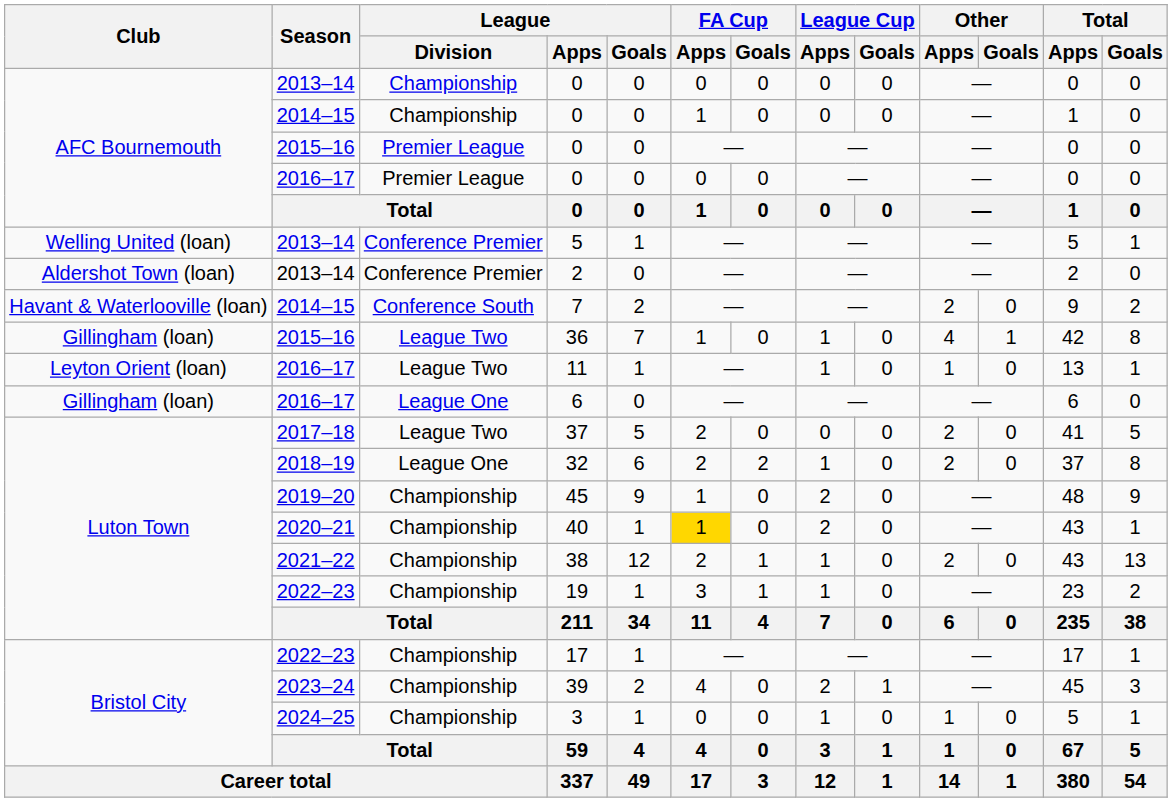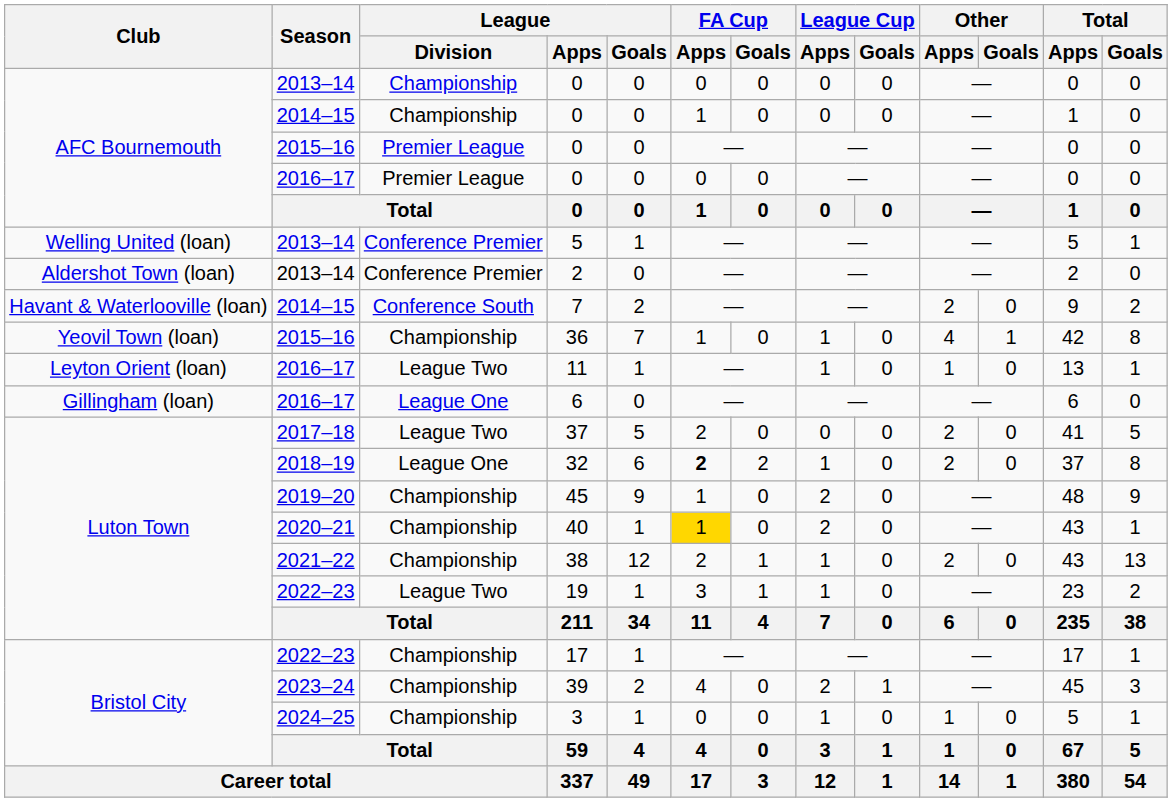(138, 337) Gillingham (loan) -> (138, 337) Yeovil Town (loan)
(453, 337) League Two -> (453, 337) Championship
(701, 464) normal -> (701, 464) bold
(453, 591) Championship -> (453, 591) League Two
